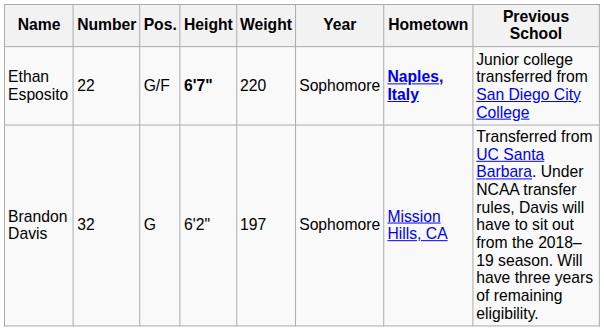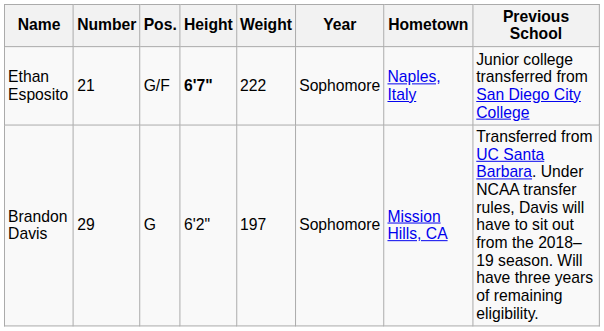(86, 85) 22 -> (86, 85) 21
(253, 85) 220 -> (253, 85) 222
(415, 85) bold -> (414, 85) normal
(86, 225) 32 -> (86, 225) 29
